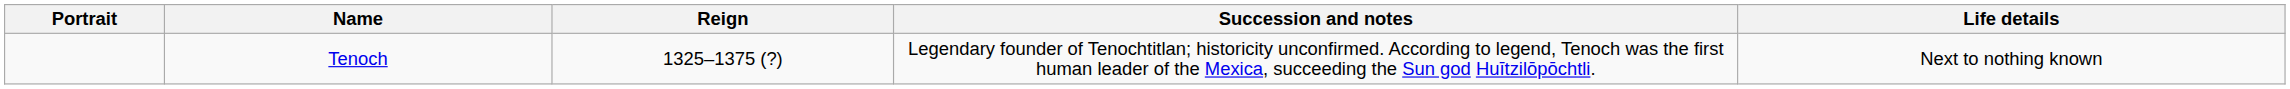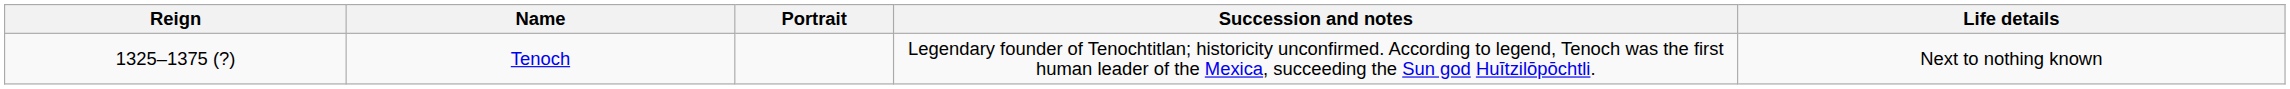columns swapped: (84, 19) <-> (723, 19)
